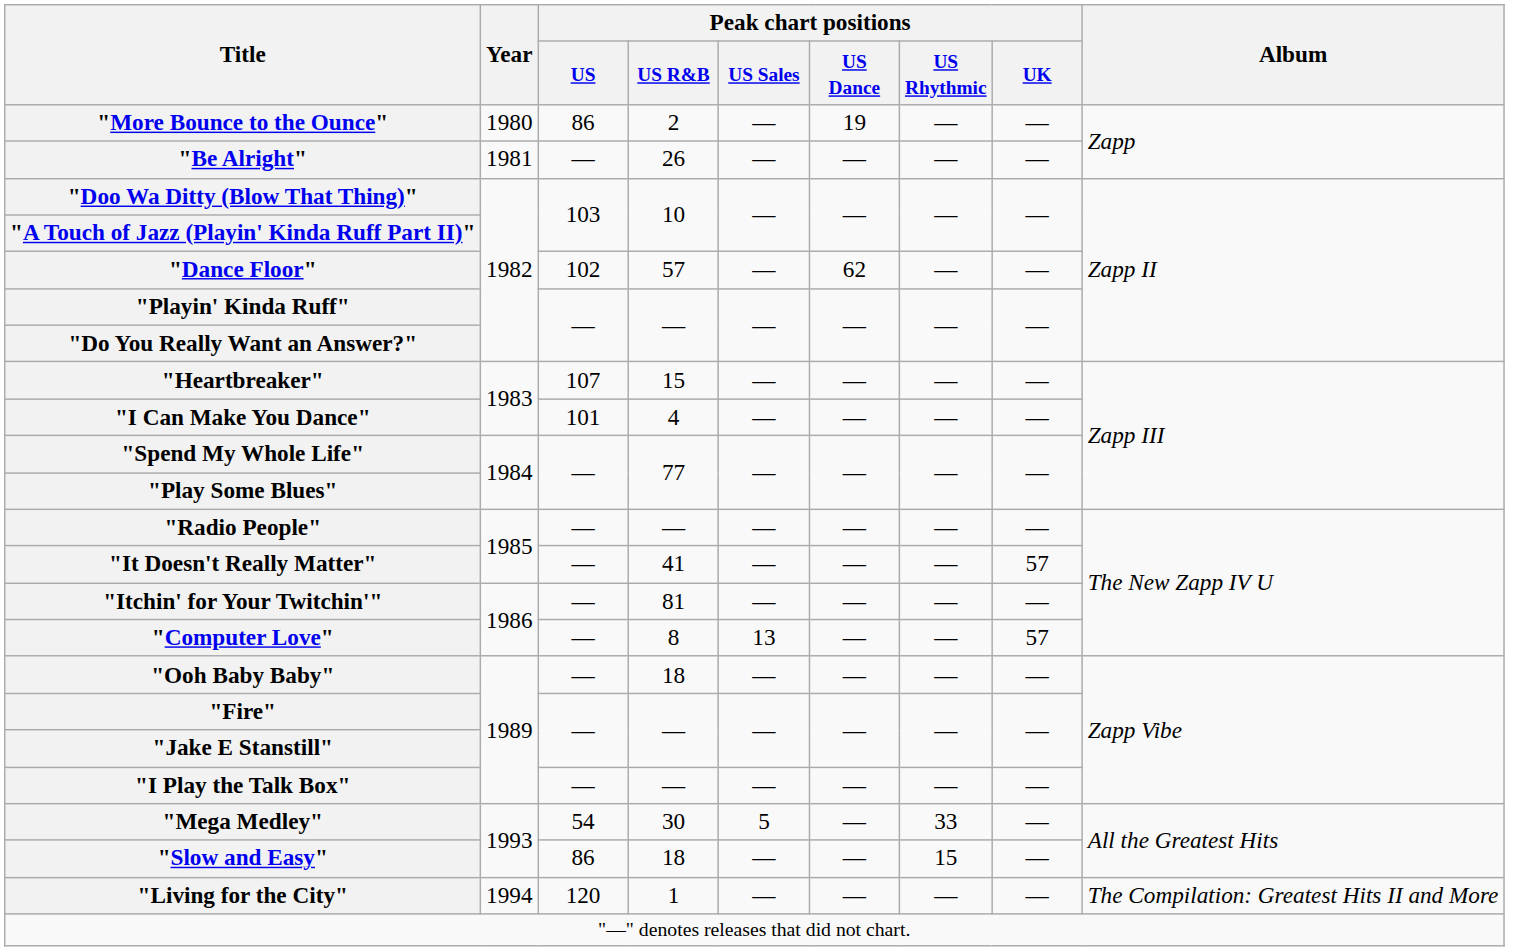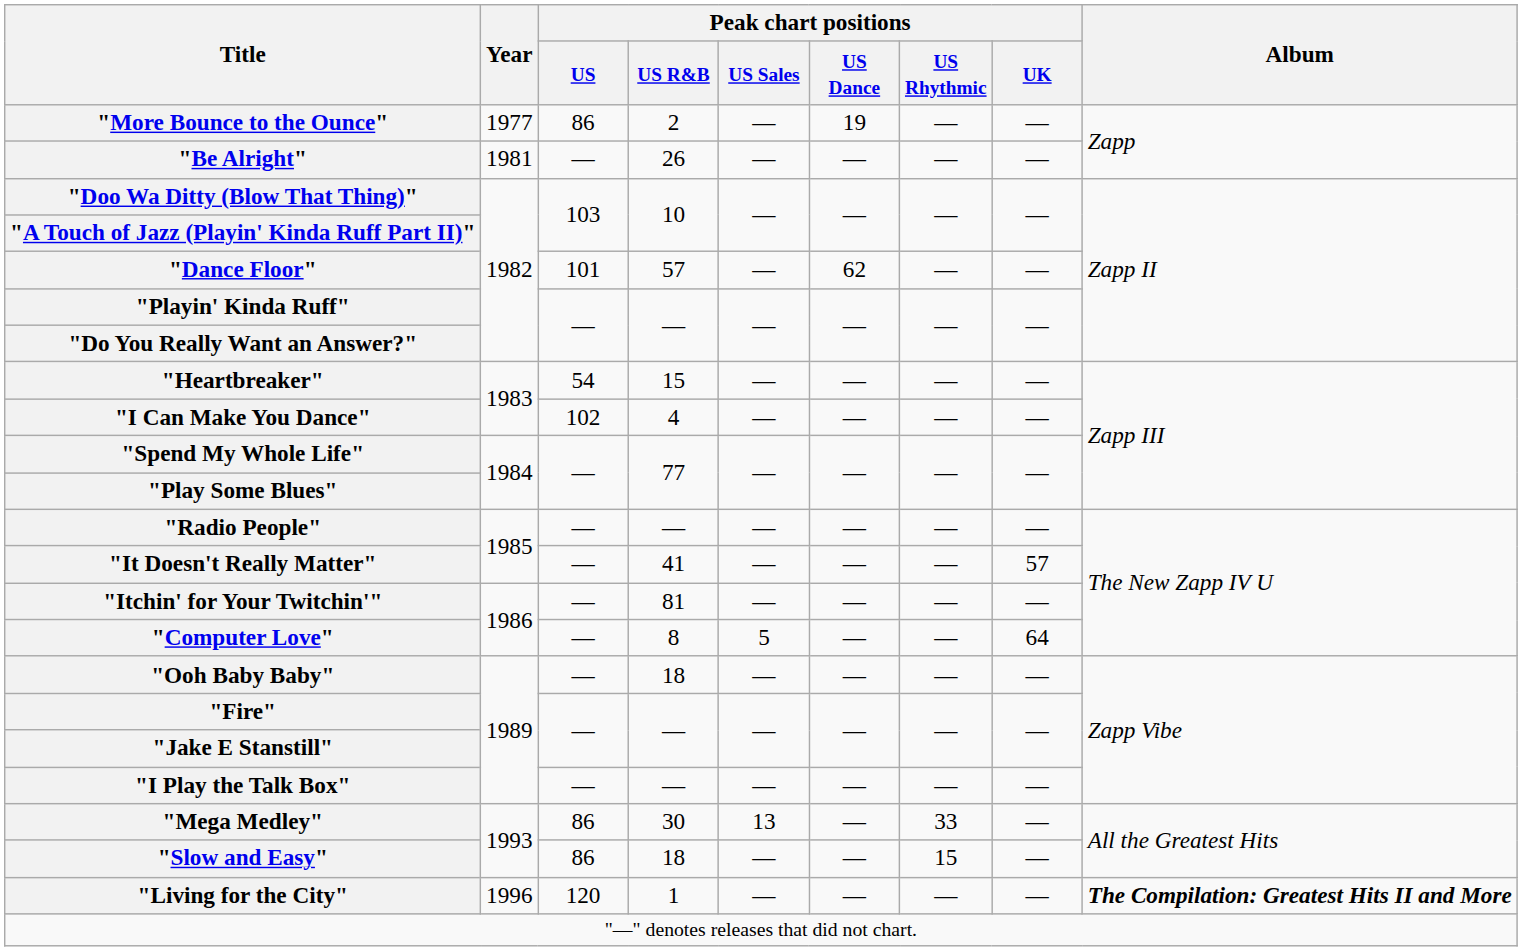(509, 122) 1980 -> (509, 122) 1977
(583, 269) 102 -> (583, 269) 101
(583, 380) 107 -> (583, 380) 54
(583, 416) 101 -> (583, 416) 102
(764, 637) 13 -> (764, 637) 5
(1037, 637) 57 -> (1037, 637) 64
(583, 821) 54 -> (583, 821) 86
(764, 821) 5 -> (764, 821) 13
(509, 895) 1994 -> (509, 895) 1996
(1293, 895) normal -> (1300, 895) bold
